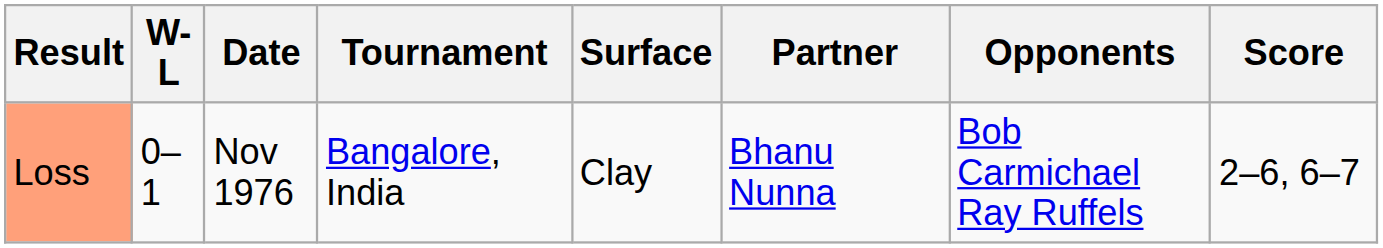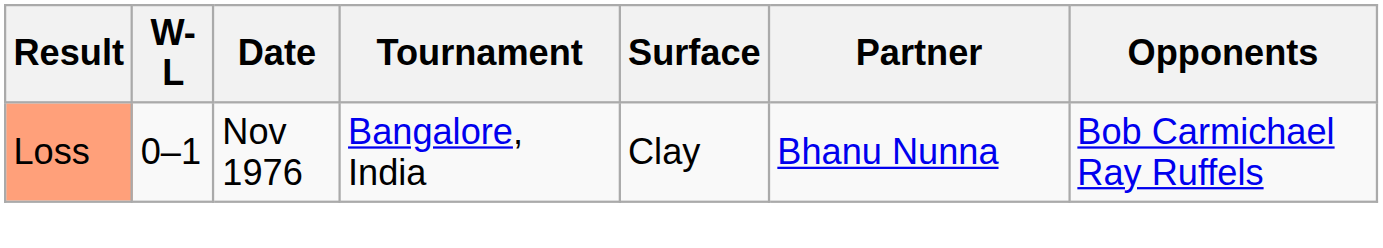- column: (1294, 53)
